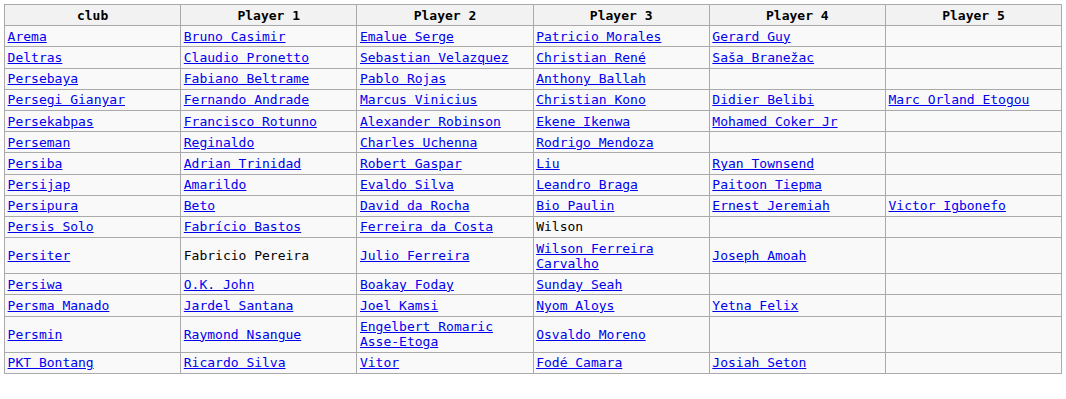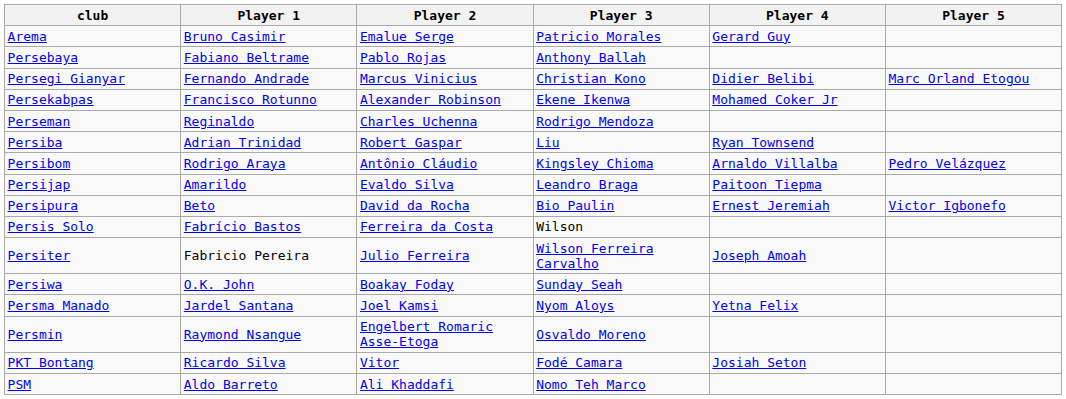- row: (35, 57)
+ row: (39, 163)
+ row: (19, 384)
